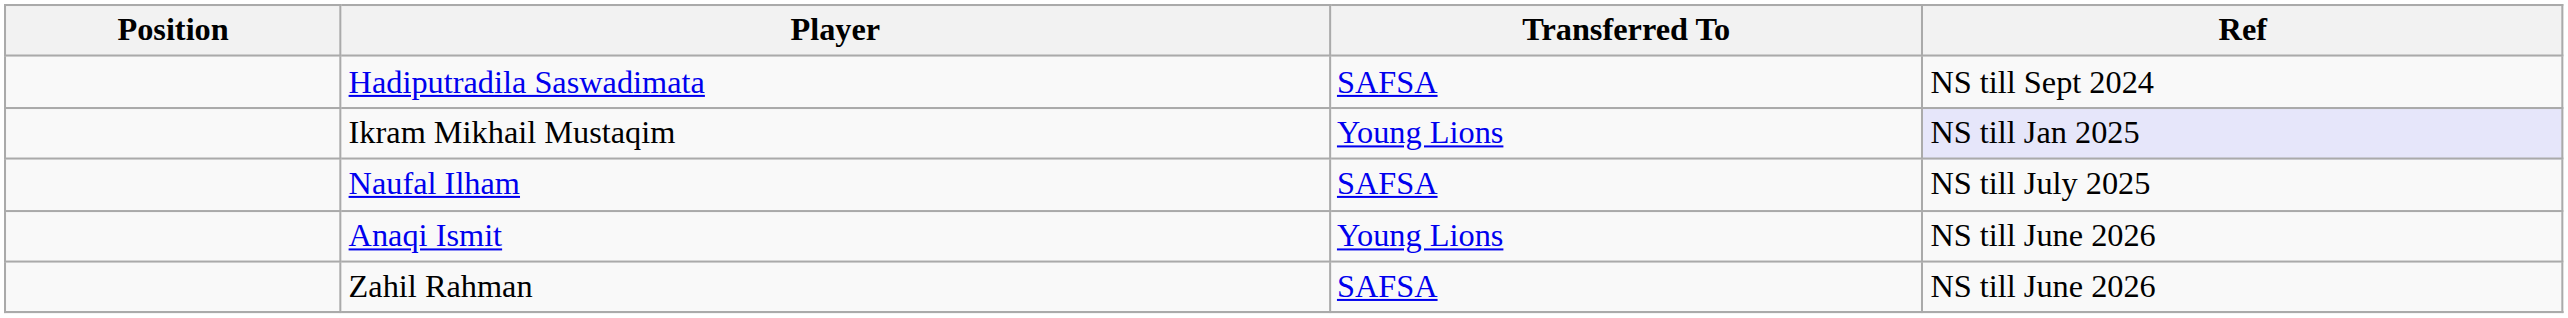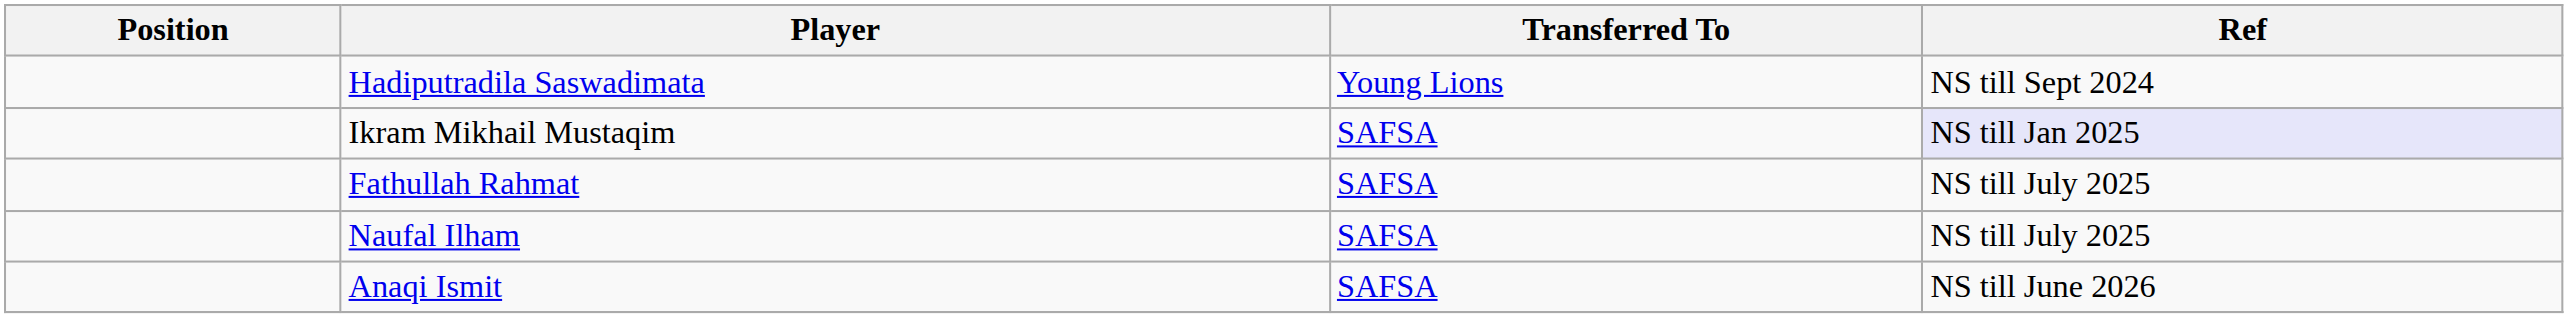(1387, 81) SAFSA -> (1420, 81) Young Lions
(1420, 132) Young Lions -> (1387, 132) SAFSA
+ row: (464, 183)
(1420, 235) Young Lions -> (1387, 286) SAFSA
- row: (441, 286)
